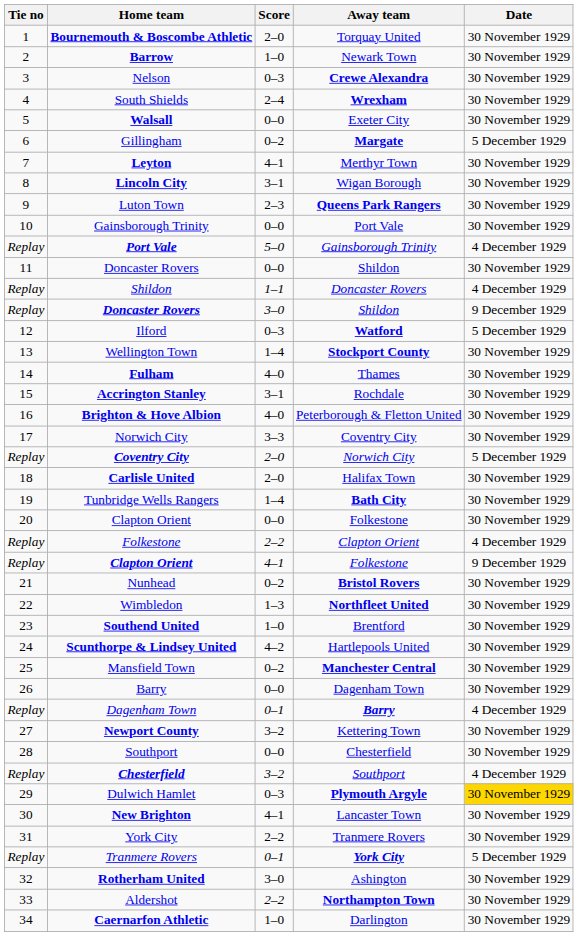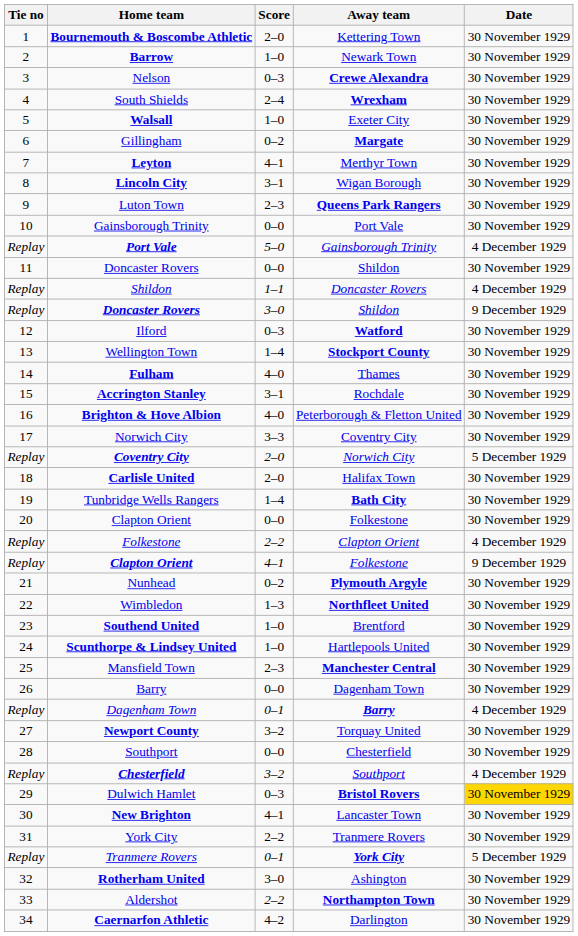(379, 36) Torquay United -> (379, 36) Kettering Town
(274, 120) 0–0 -> (274, 120) 1–0
(519, 141) 5 December 1929 -> (519, 141) 30 November 1929
(519, 330) 5 December 1929 -> (519, 330) 30 November 1929
(379, 583) Bristol Rovers -> (379, 583) Plymouth Argyle
(274, 646) 4–2 -> (274, 646) 1–0
(274, 667) 0–2 -> (274, 667) 2–3
(379, 731) Kettering Town -> (379, 731) Torquay United
(379, 794) Plymouth Argyle -> (379, 794) Bristol Rovers
(274, 920) 1–0 -> (274, 920) 4–2
